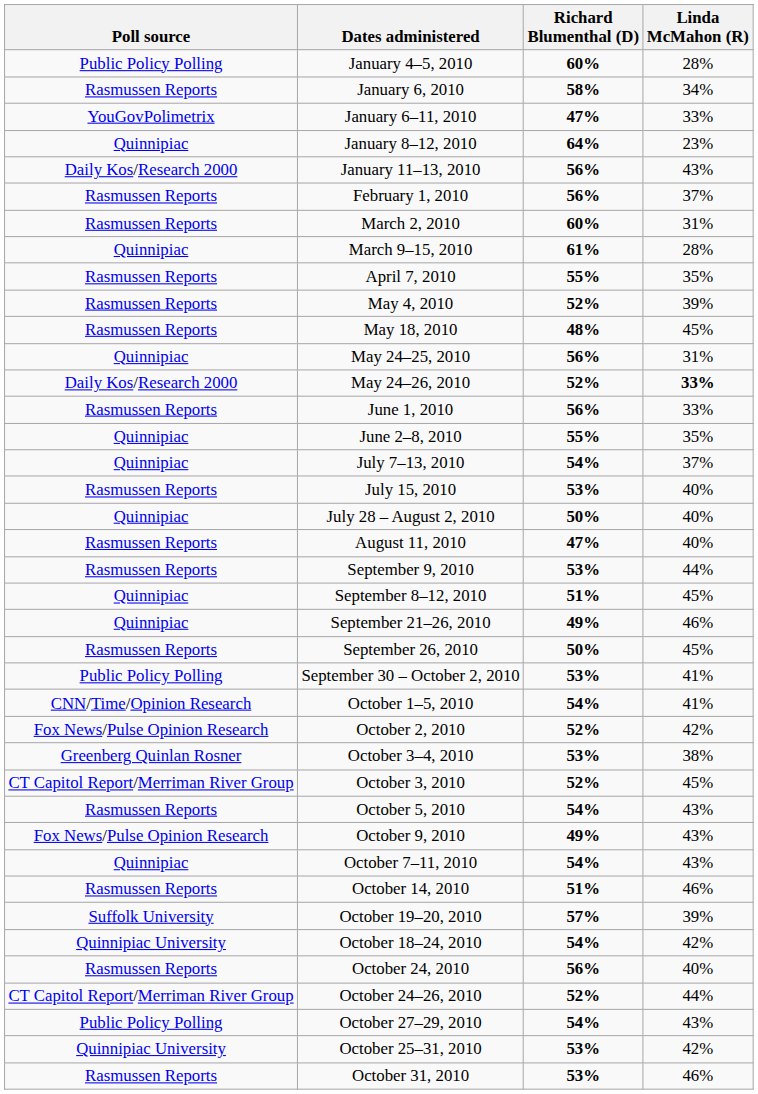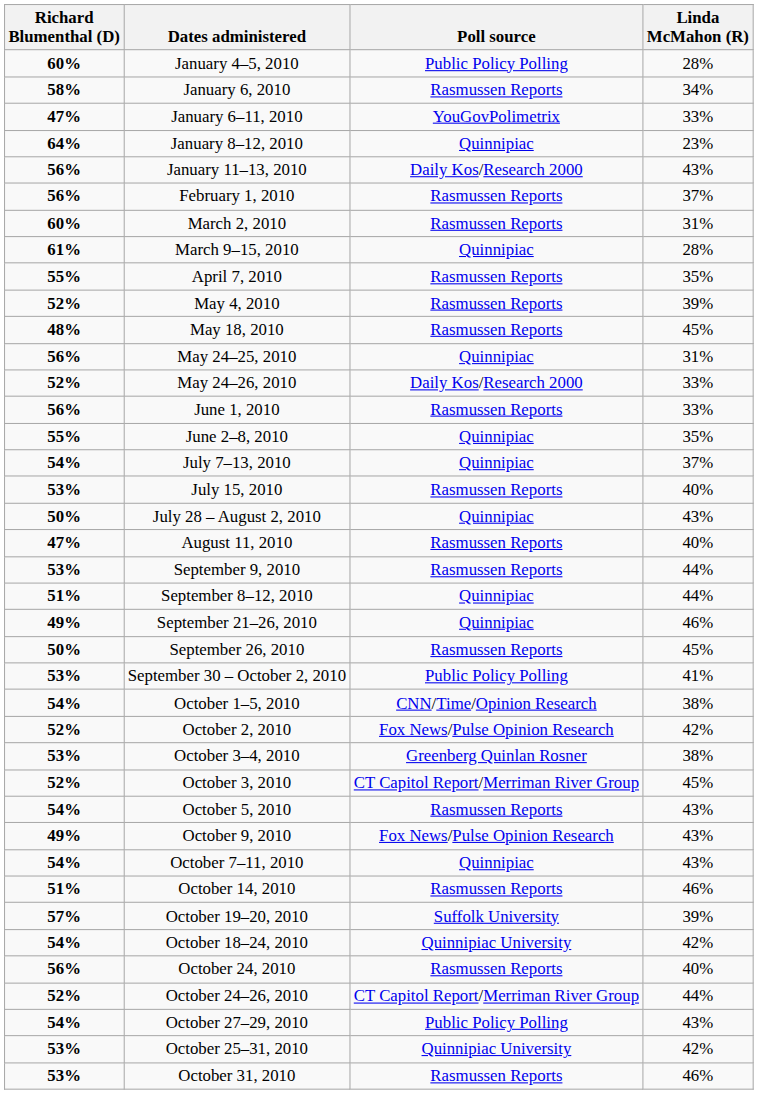columns swapped: (151, 36) <-> (583, 27)
(698, 383) bold -> (698, 383) normal
(698, 516) 40% -> (698, 516) 43%
(698, 596) 45% -> (698, 596) 44%
(698, 702) 41% -> (698, 702) 38%
